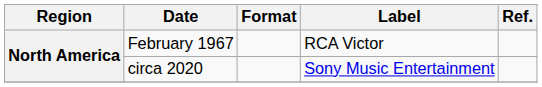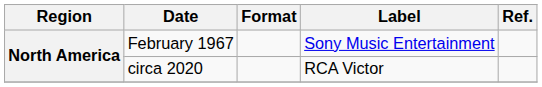(344, 43) RCA Victor -> (399, 43) Sony Music Entertainment
(399, 69) Sony Music Entertainment -> (344, 69) RCA Victor
